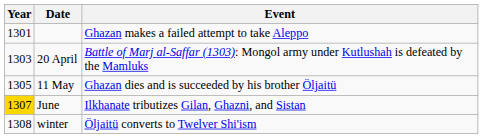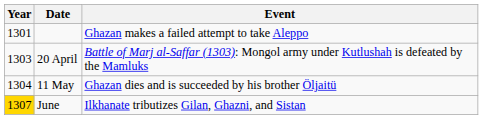(19, 85) 1305 -> (19, 85) 1304
- row: (53, 124)
